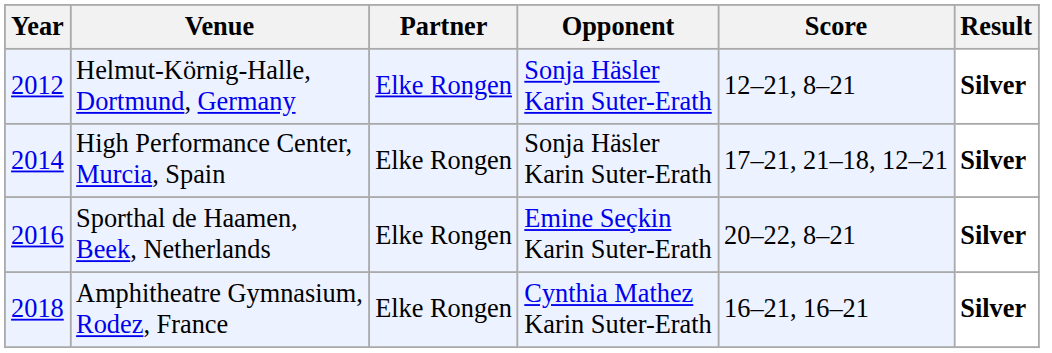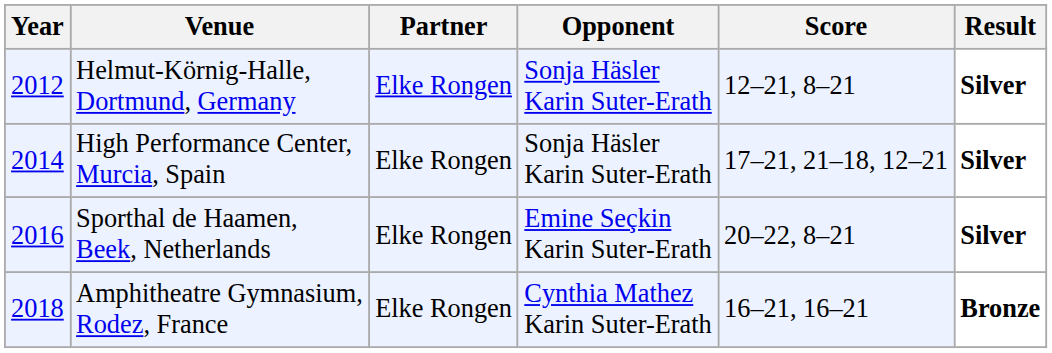(993, 309) Silver -> (1000, 309) Bronze
